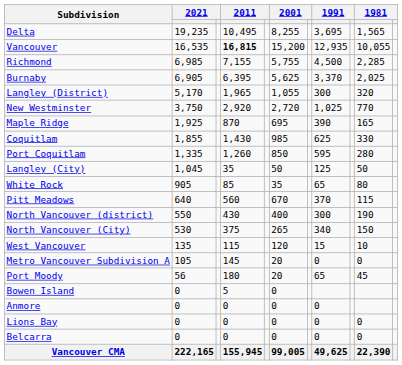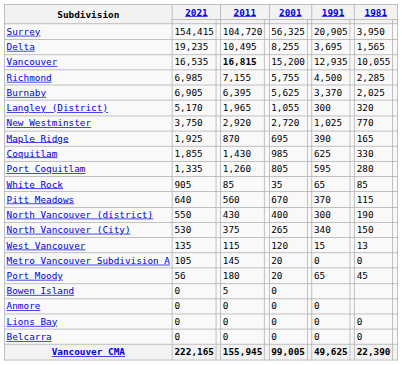+ row: (23, 32)
(280, 154) 850 -> (280, 169) 805
- row: (46, 169)
(362, 184) 80 -> (362, 184) 85
(362, 245) 10 -> (362, 245) 13
